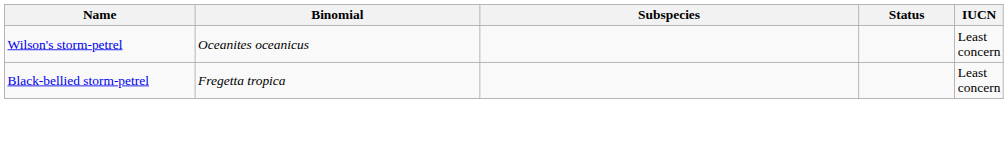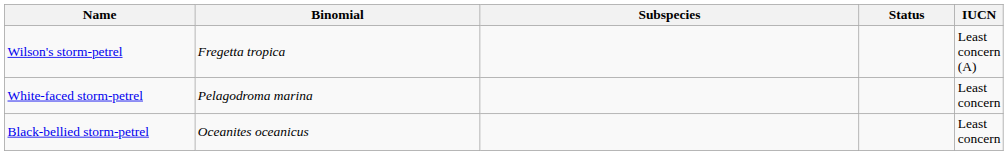(253, 44) Oceanites oceanicus -> (242, 51) Fregetta tropica
(979, 44) Least concern -> (979, 51) Least concern (A)
+ row: (75, 95)
(242, 80) Fregetta tropica -> (253, 132) Oceanites oceanicus
